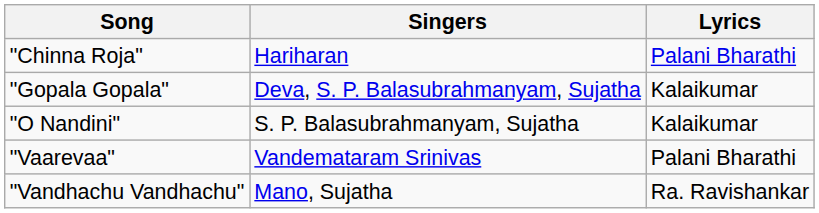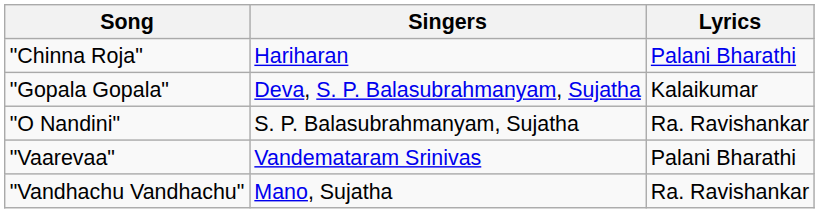(704, 124) Kalaikumar -> (730, 124) Ra. Ravishankar
